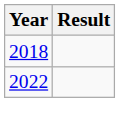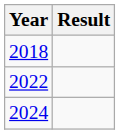+ row: (29, 112)
